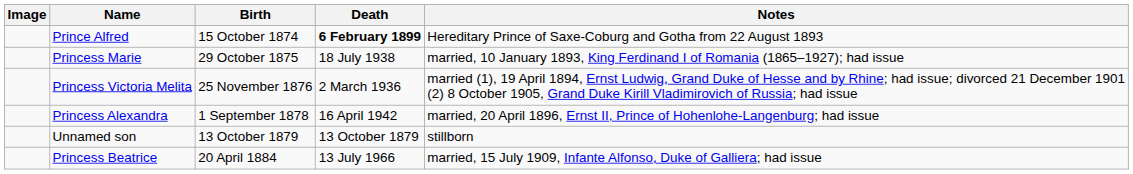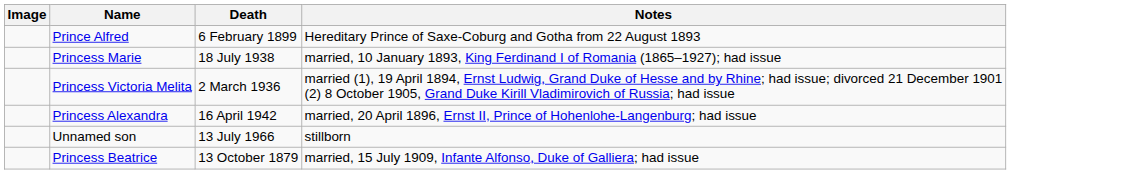- column: (255, 15)
(370, 36) bold -> (247, 36) normal
(369, 136) 13 October 1879 -> (236, 136) 13 July 1966
(357, 158) 13 July 1966 -> (248, 158) 13 October 1879
